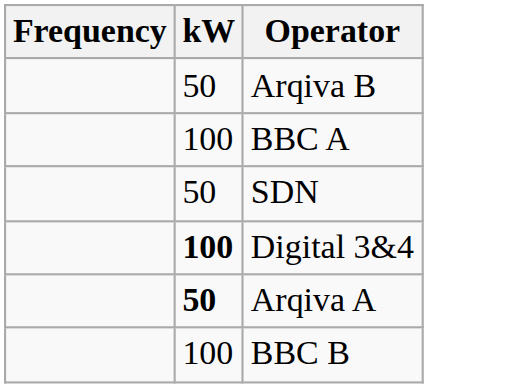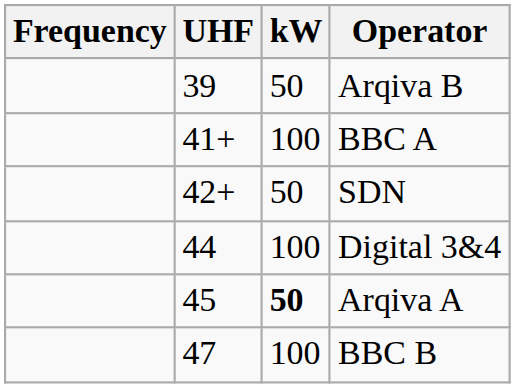+ column: (218, 31)
(208, 246) bold -> (295, 246) normal
